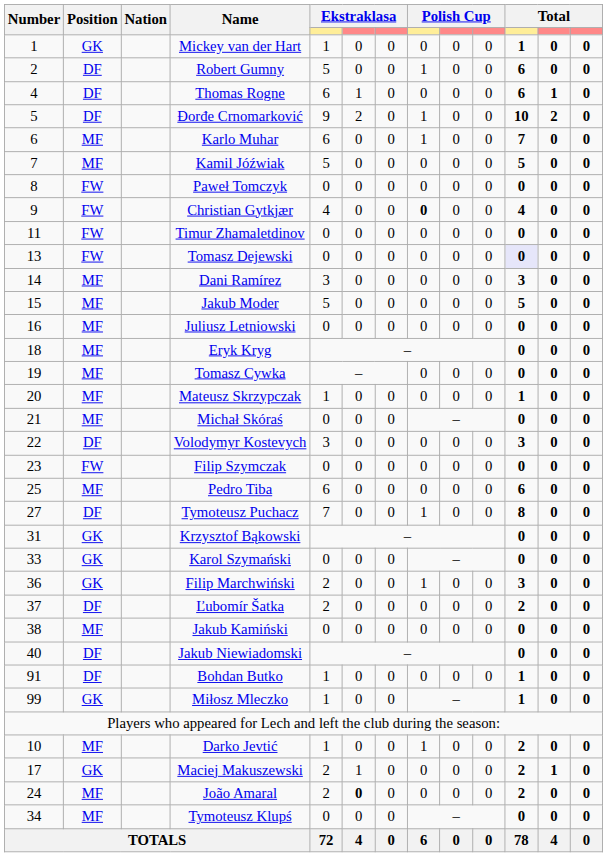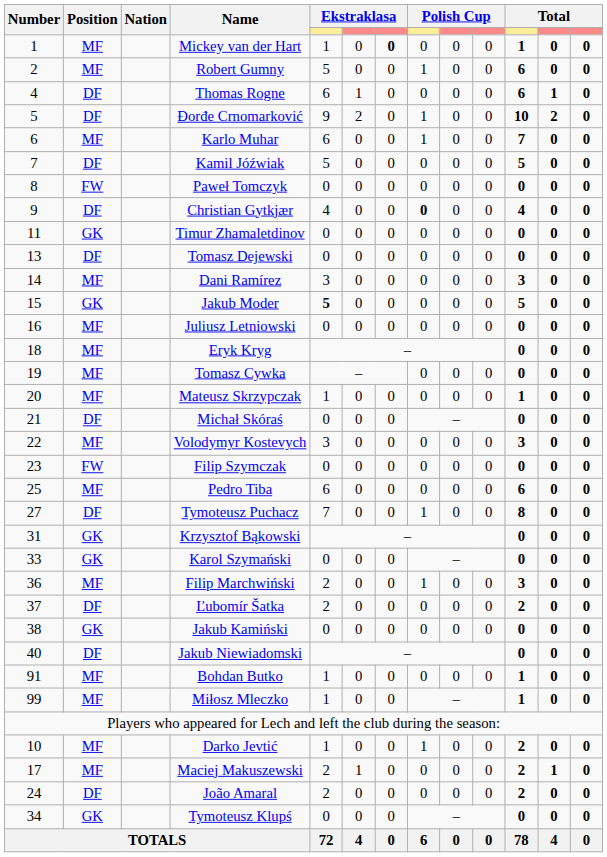(92, 46) GK -> (92, 46) MF
(391, 46) normal -> (391, 46) bold
(92, 69) DF -> (92, 69) MF
(92, 163) MF -> (92, 163) DF
(92, 209) FW -> (92, 209) DF
(92, 233) FW -> (92, 233) GK
(92, 256) FW -> (92, 256) DF
(521, 256) lavender background -> (521, 256) no background
(92, 303) MF -> (92, 303) GK
(326, 303) normal -> (326, 303) bold
(92, 419) MF -> (92, 419) DF
(92, 443) DF -> (92, 443) MF
(92, 583) GK -> (92, 583) MF
(92, 629) MF -> (92, 629) GK
(92, 676) DF -> (92, 676) MF
(92, 699) GK -> (92, 699) MF
(92, 769) GK -> (92, 769) MF
(92, 793) MF -> (92, 793) DF
(359, 793) bold -> (359, 793) normal
(92, 816) MF -> (92, 816) GK
